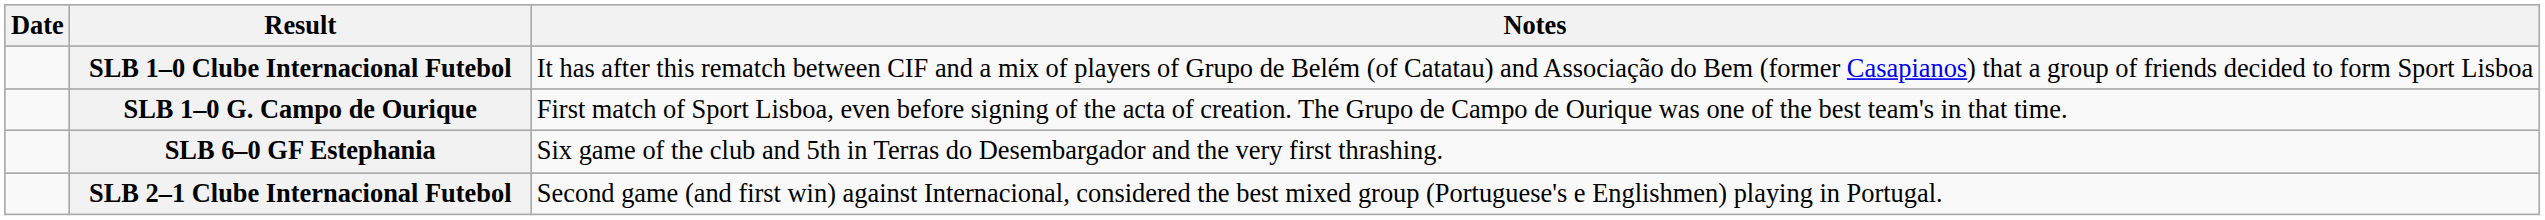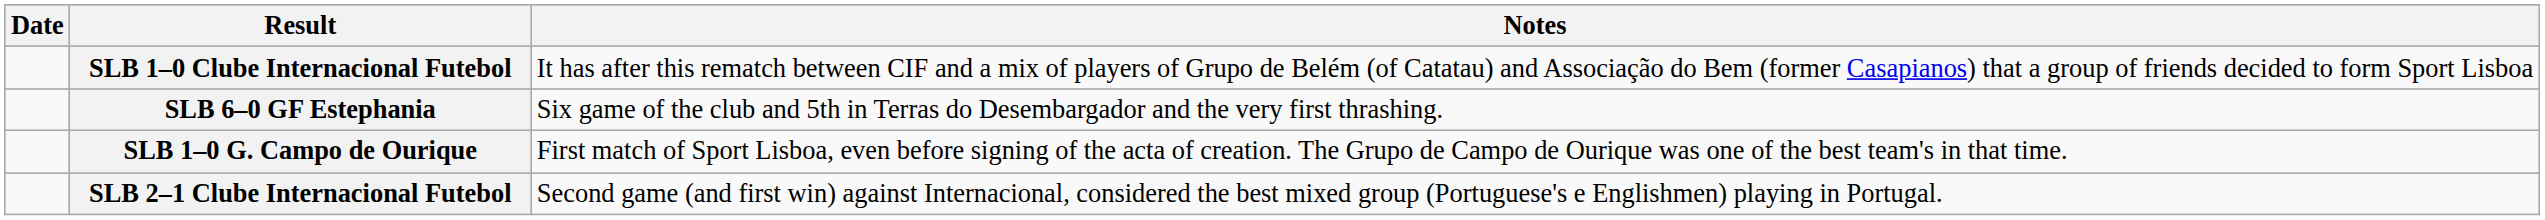rows swapped: (300, 109) <-> (300, 151)
